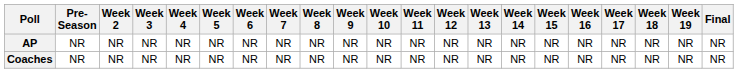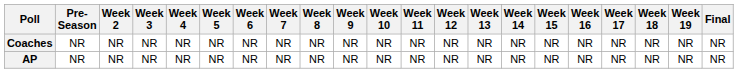rows swapped: (30, 43) <-> (30, 60)
